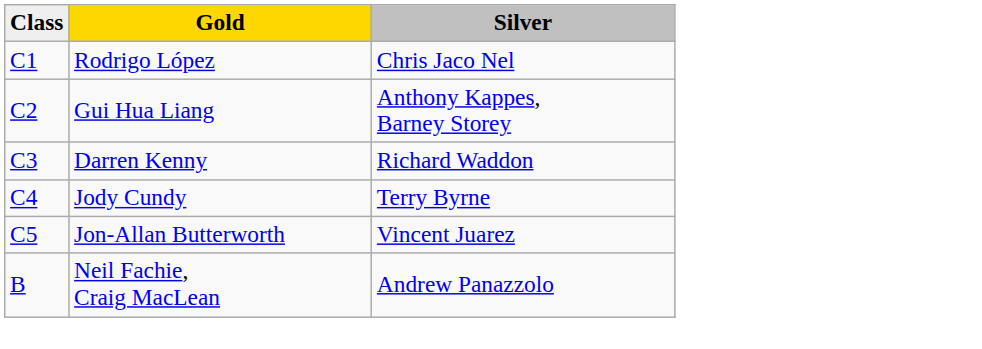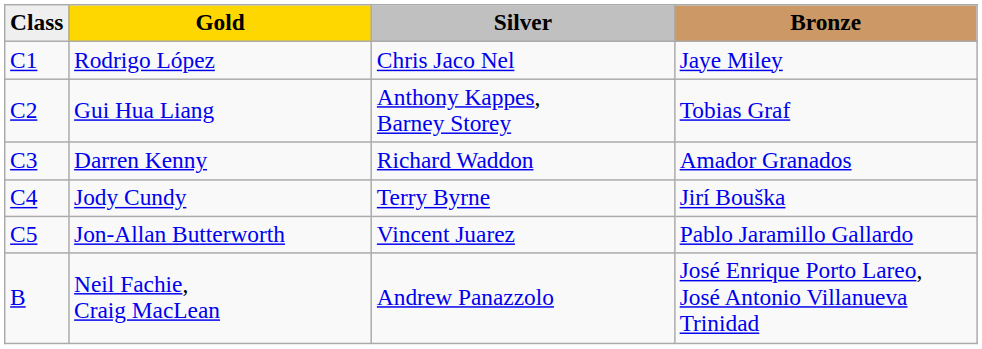+ column: (826, 23)
